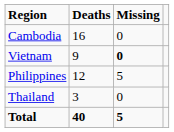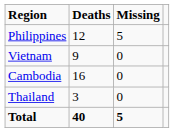rows swapped: (37, 76) <-> (35, 35)
(120, 55) bold -> (120, 55) normal
